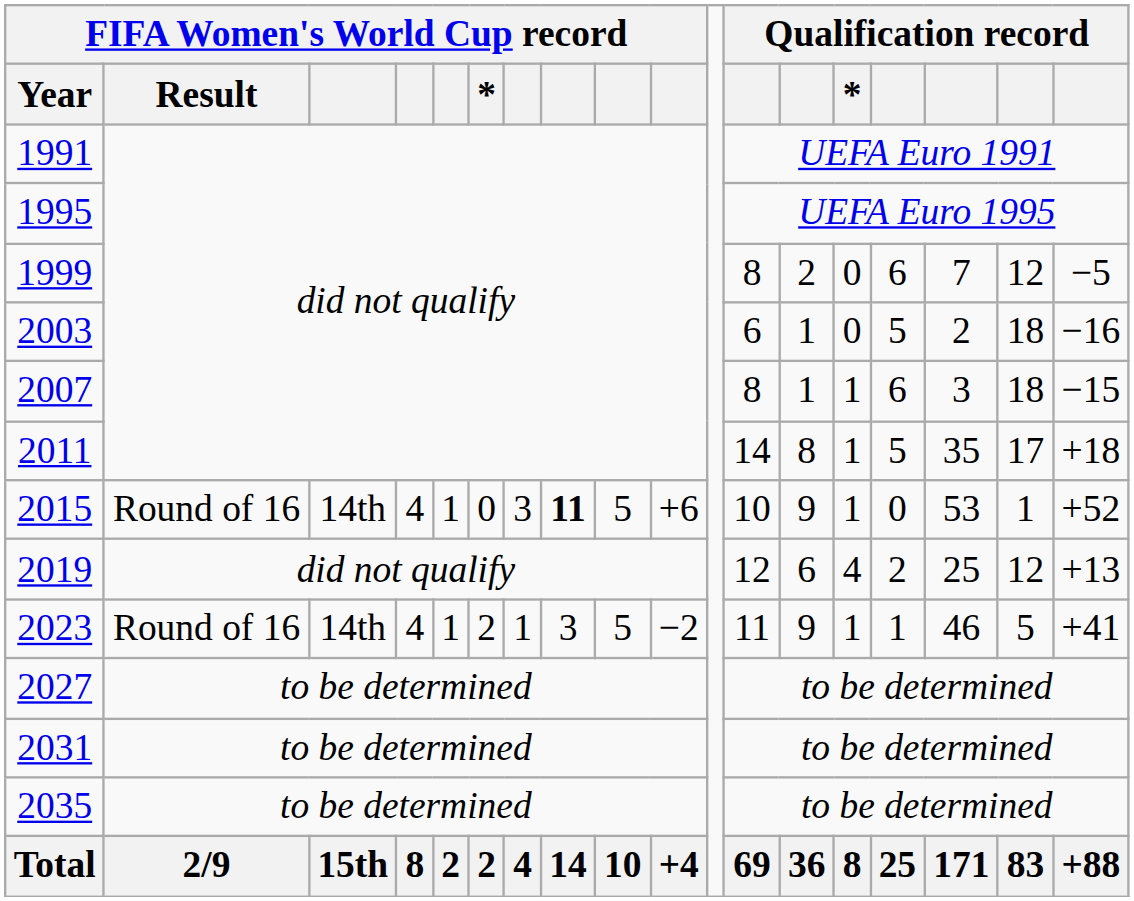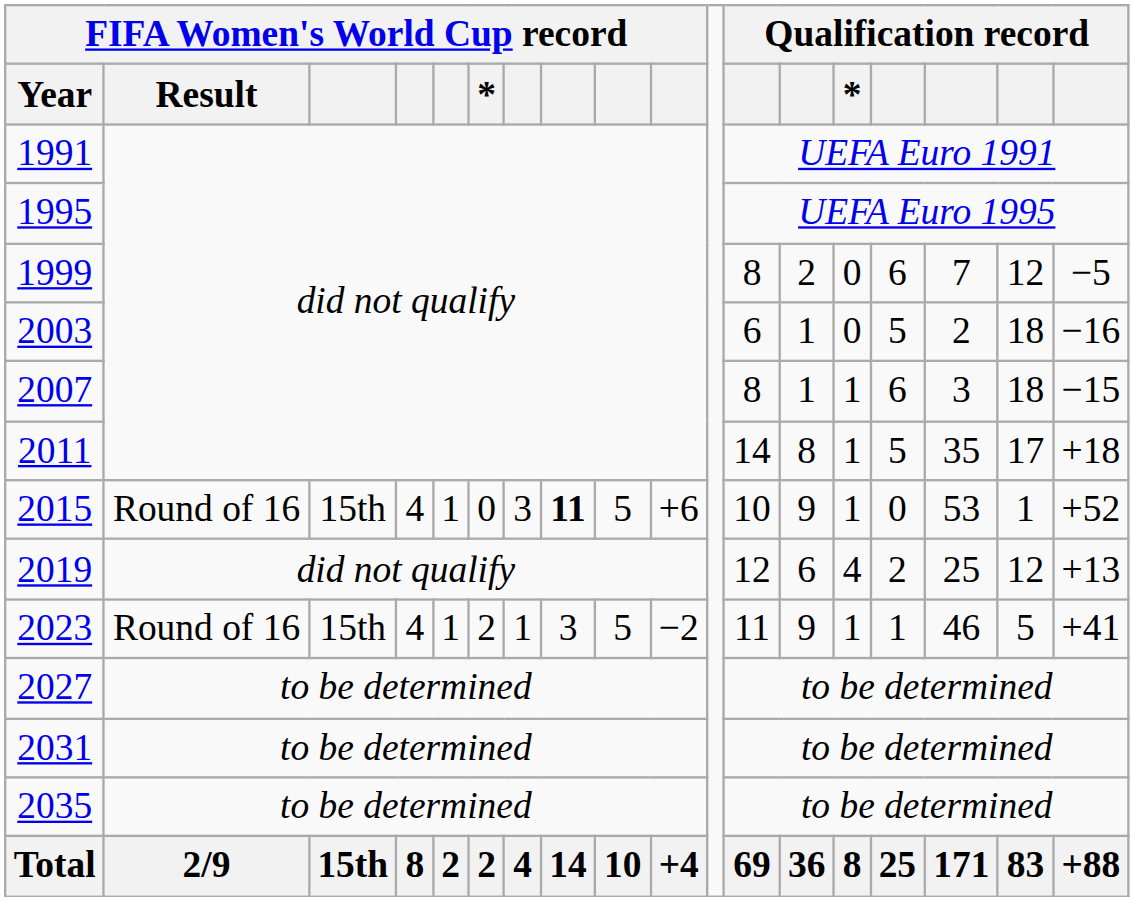(353, 509) 14th -> (353, 509) 15th
(353, 627) 14th -> (353, 627) 15th
